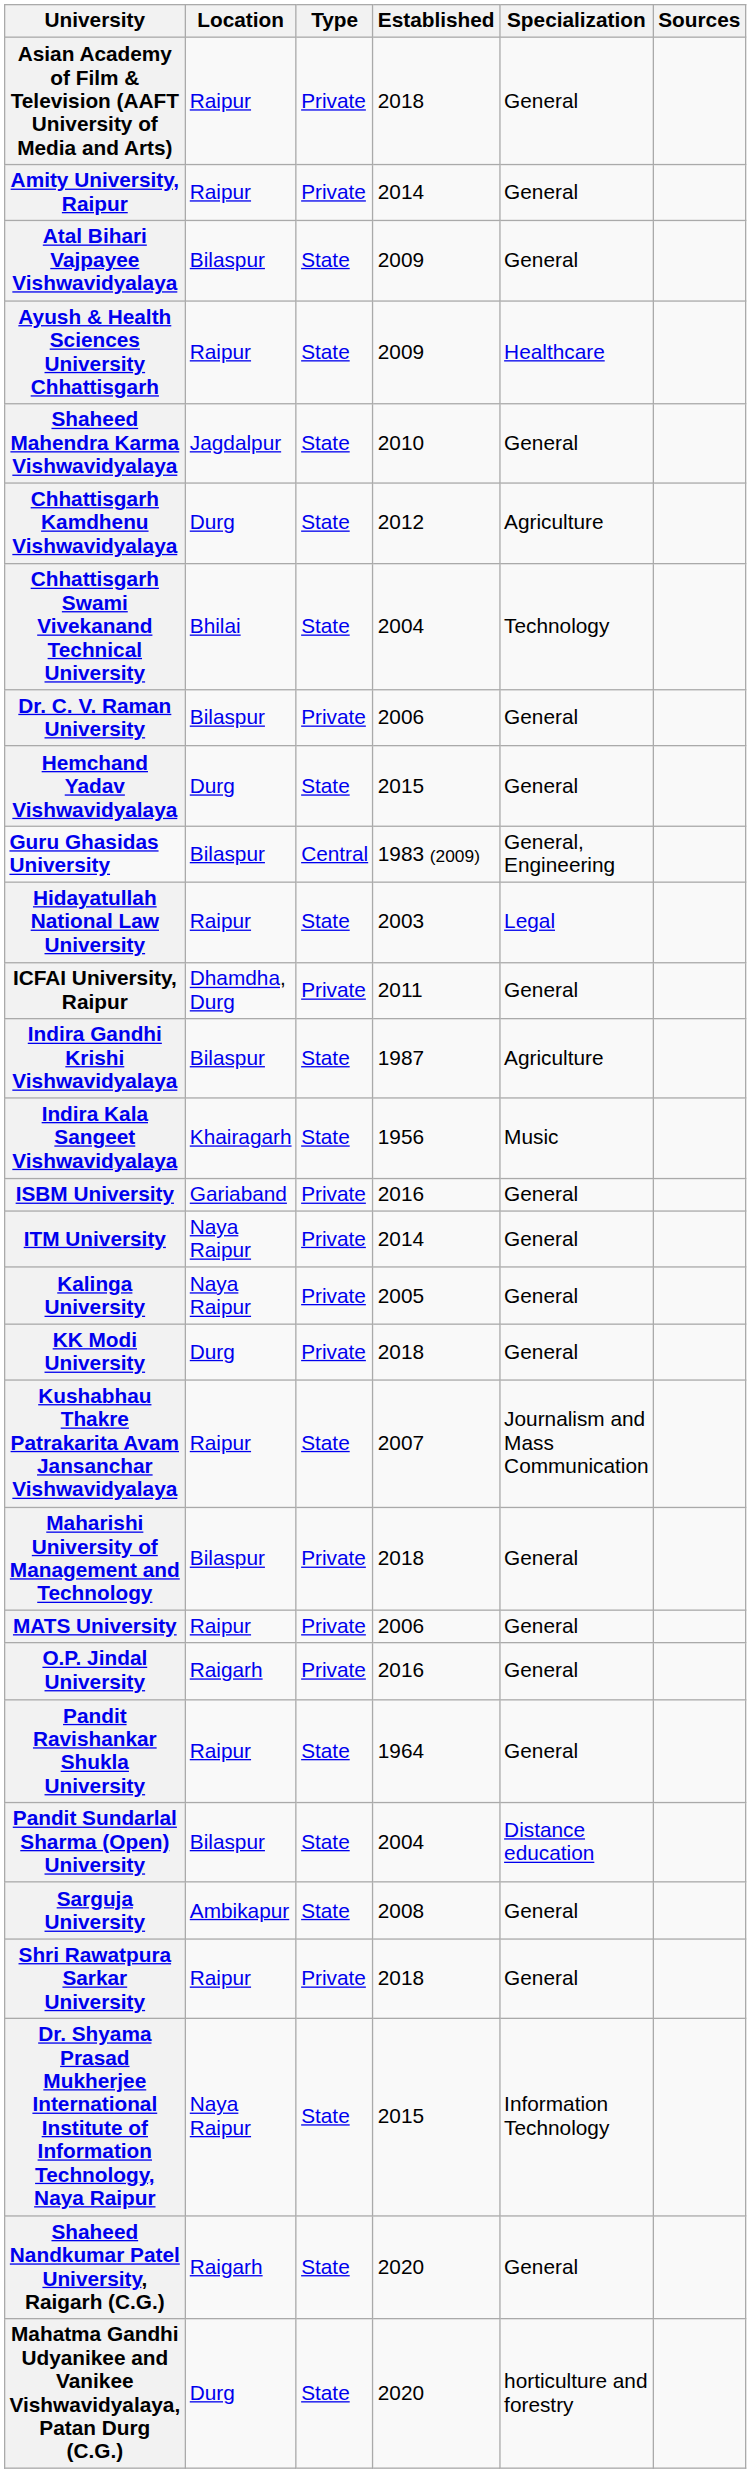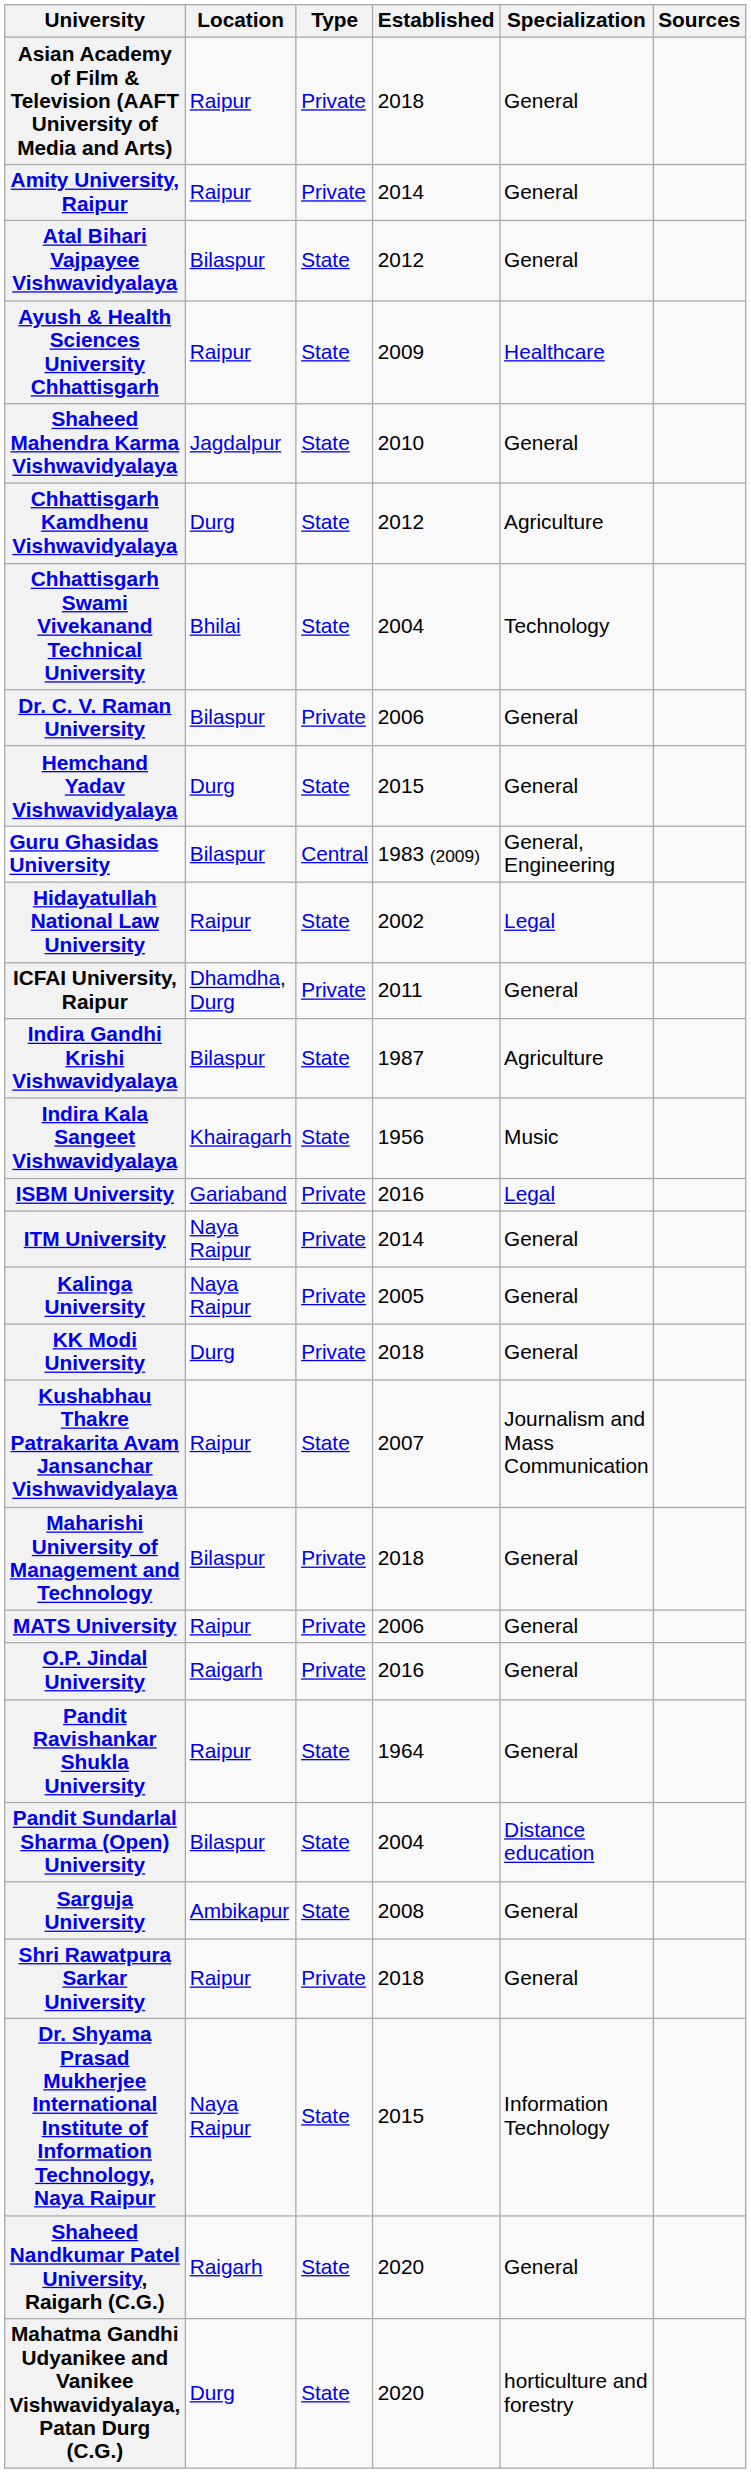(401, 260) 2009 -> (401, 260) 2012
(401, 922) 2003 -> (401, 922) 2002
(541, 1194) General -> (530, 1194) Legal
